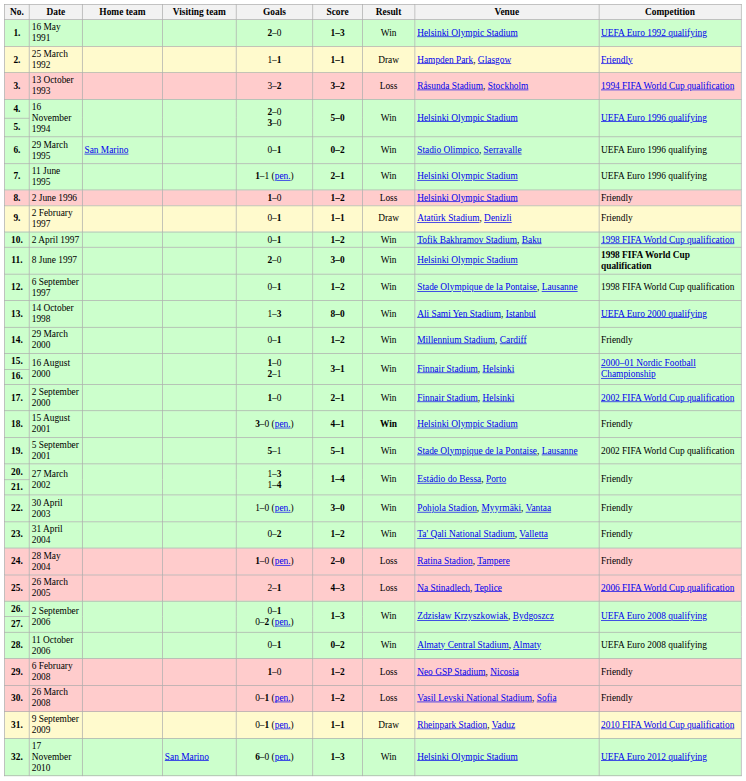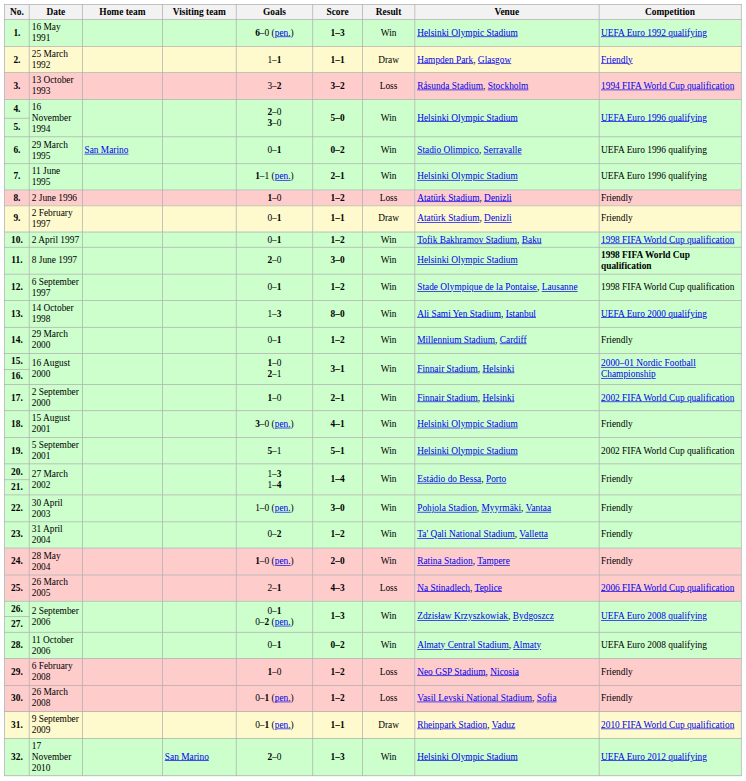(274, 32) 2–0 -> (274, 32) 6–0 (pen.)
(467, 197) Helsinki Olympic Stadium -> (464, 197) Atatürk Stadium, Denizli
(389, 424) bold -> (389, 424) normal
(497, 450) Stade Olympique de la Pontaise, Lausanne -> (467, 450) Helsinki Olympic Stadium
(389, 561) Loss -> (389, 561) Win
(274, 756) 6–0 (pen.) -> (274, 756) 2–0
